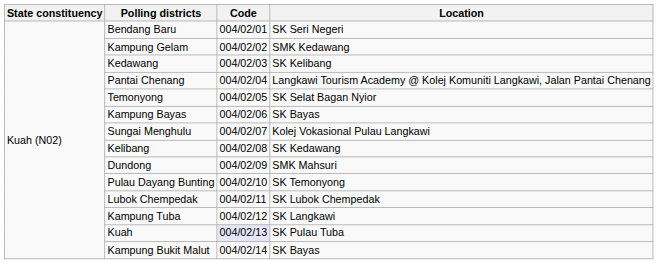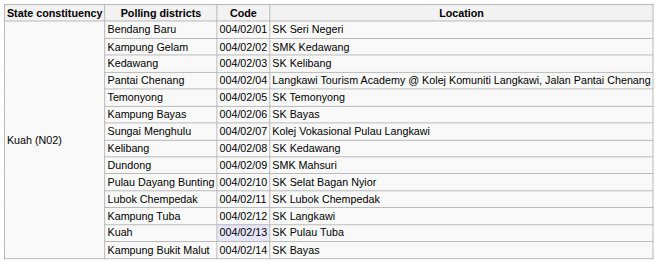(324, 97) SK Selat Bagan Nyior -> (309, 97) SK Temonyong
(309, 182) SK Temonyong -> (324, 182) SK Selat Bagan Nyior
